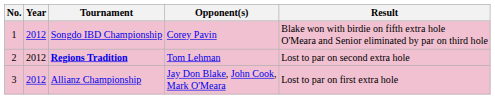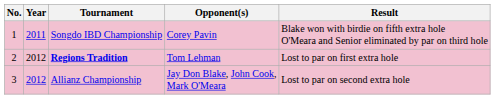(36, 35) 2012 -> (36, 35) 2011
(346, 57) Lost to par on second extra hole -> (340, 57) Lost to par on first extra hole
(340, 80) Lost to par on first extra hole -> (346, 80) Lost to par on second extra hole
